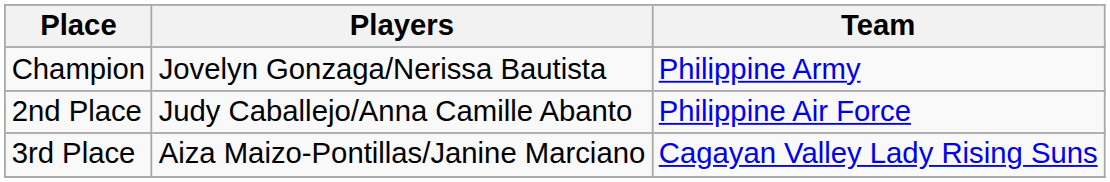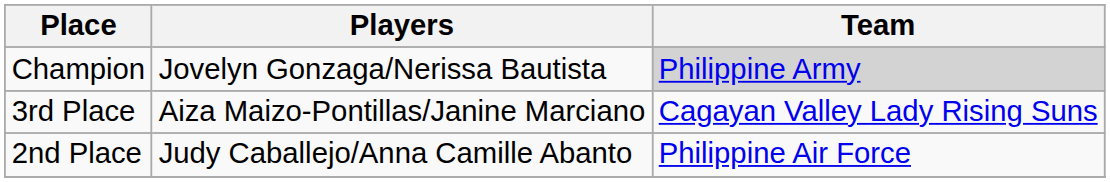(760, 68) no background -> (760, 68) lightgrey background
rows swapped: (77, 111) <-> (74, 154)
